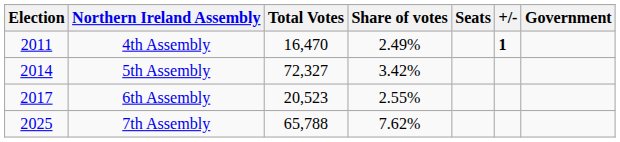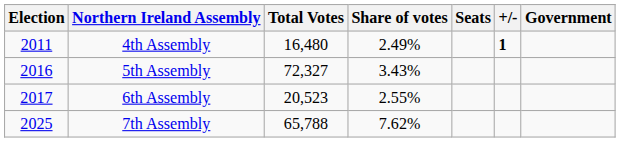(306, 44) 16,470 -> (306, 44) 16,480
(36, 71) 2014 -> (36, 71) 2016
(400, 71) 3.42% -> (400, 71) 3.43%
